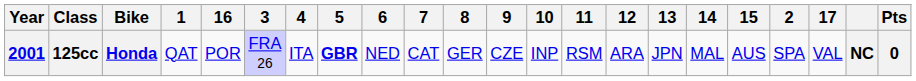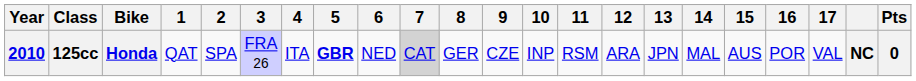columns swapped: (789, 17) <-> (223, 17)
(27, 52) 2001 -> (27, 52) 2010
(423, 52) no background -> (420, 52) lightgrey background
